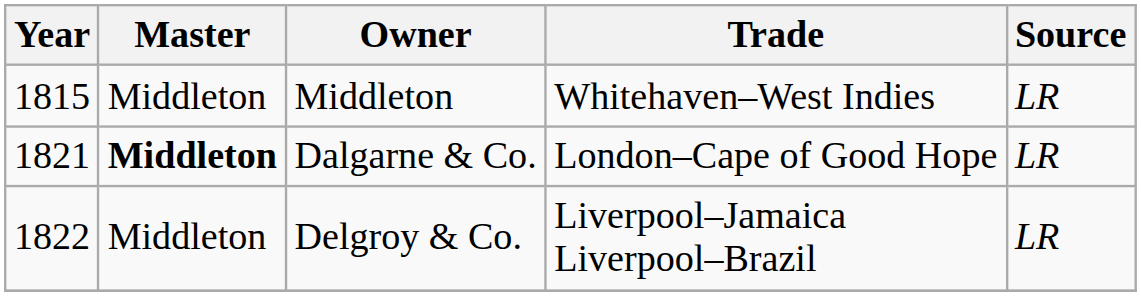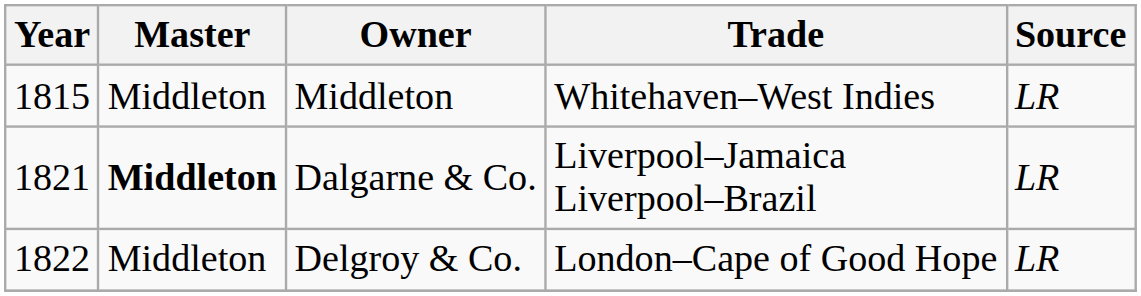(776, 155) London–Cape of Good Hope -> (700, 176) Liverpool–Jamaica Liverpool–Brazil
(700, 237) Liverpool–Jamaica Liverpool–Brazil -> (776, 258) London–Cape of Good Hope
